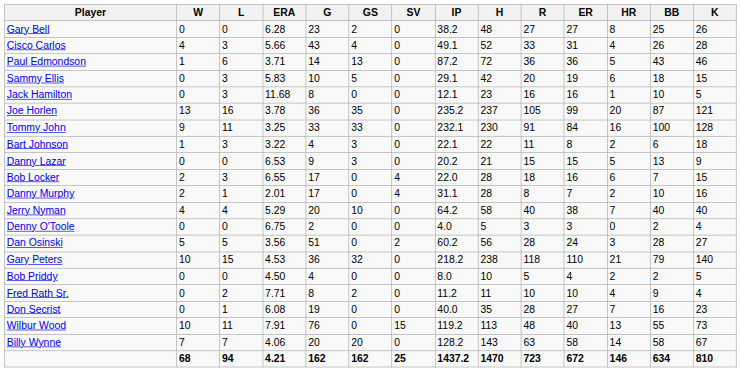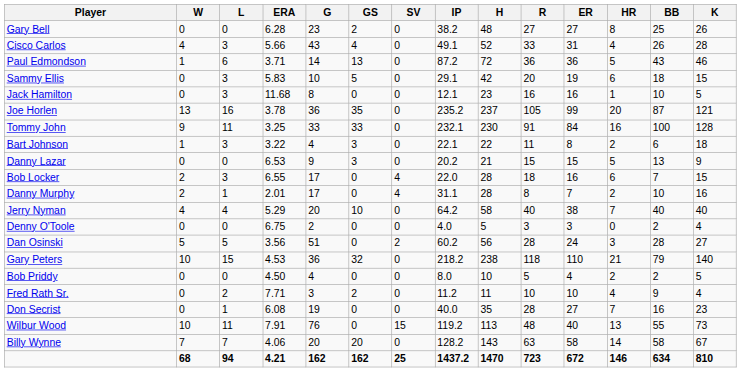(311, 293) 8 -> (311, 293) 3
